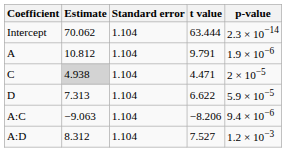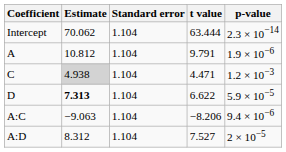(246, 74) 2 × 10−5 -> (251, 74) 1.2 × 10−3
(77, 95) normal -> (77, 95) bold
(251, 136) 1.2 × 10−3 -> (246, 136) 2 × 10−5
